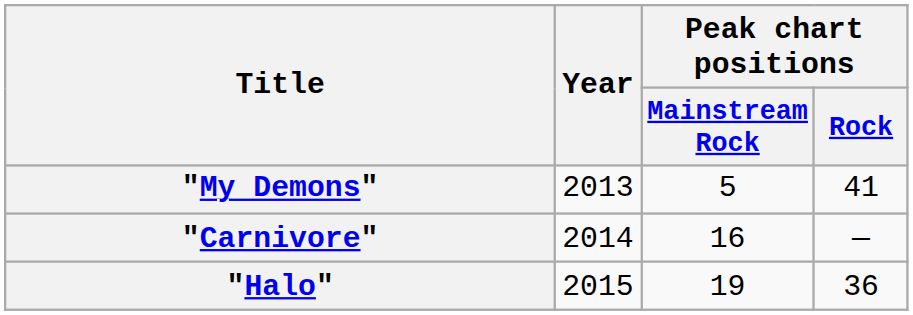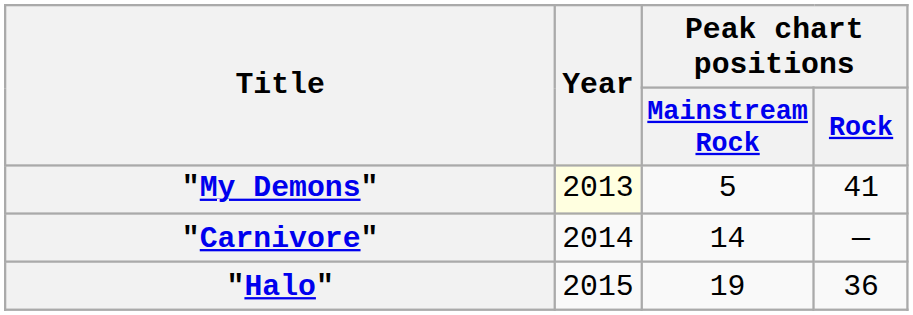(598, 189) no background -> (598, 189) lightyellow background
(728, 238) 16 -> (728, 238) 14
